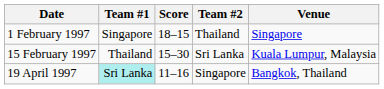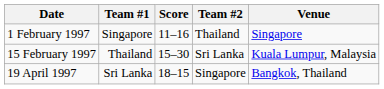(174, 34) 18–15 -> (174, 34) 11–16
(128, 73) paleturquoise background -> (128, 73) no background
(174, 73) 11–16 -> (174, 73) 18–15
